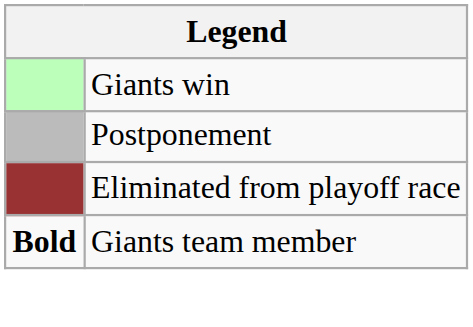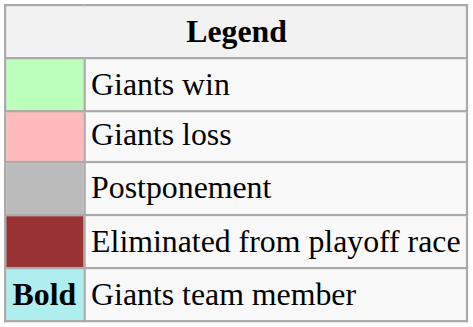+ row: (161, 136)
(44, 241) no background -> (44, 293) paleturquoise background
